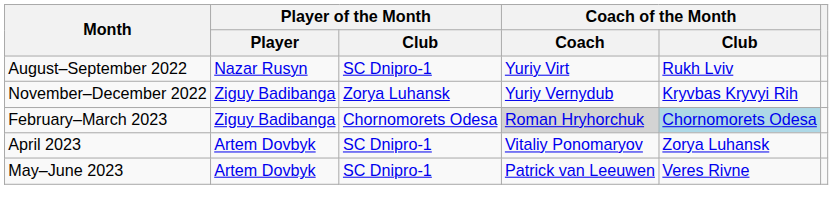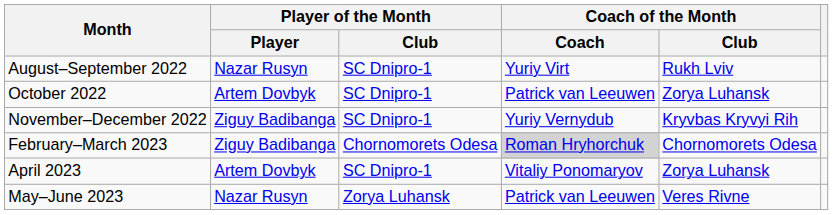+ row: (57, 94)
(396, 94) Zorya Luhansk -> (387, 119) SC Dnipro-1
(740, 119) lightblue background -> (740, 145) no background
(265, 171) Artem Dovbyk -> (261, 196) Nazar Rusyn
(387, 171) SC Dnipro-1 -> (396, 196) Zorya Luhansk
